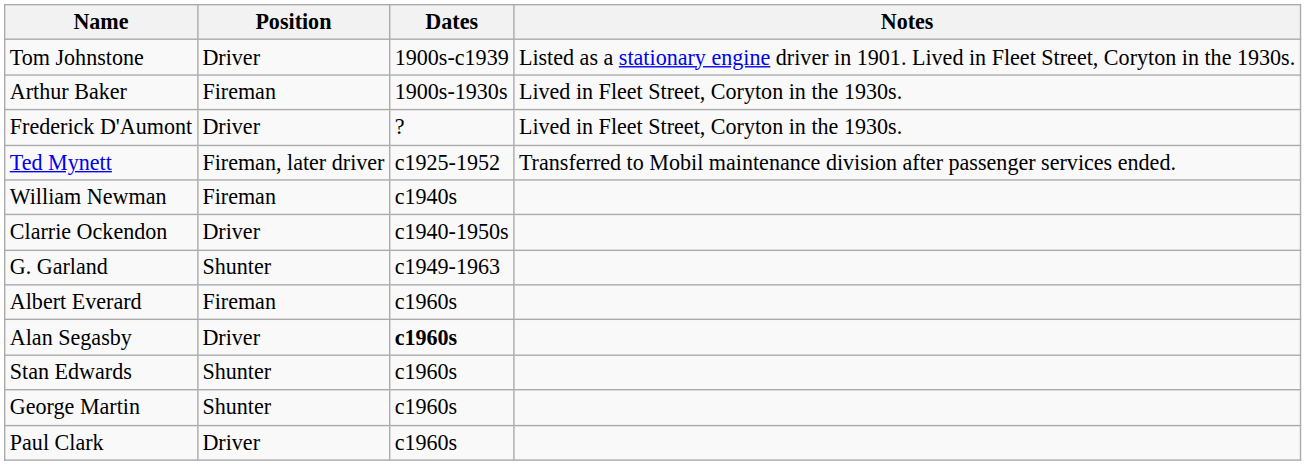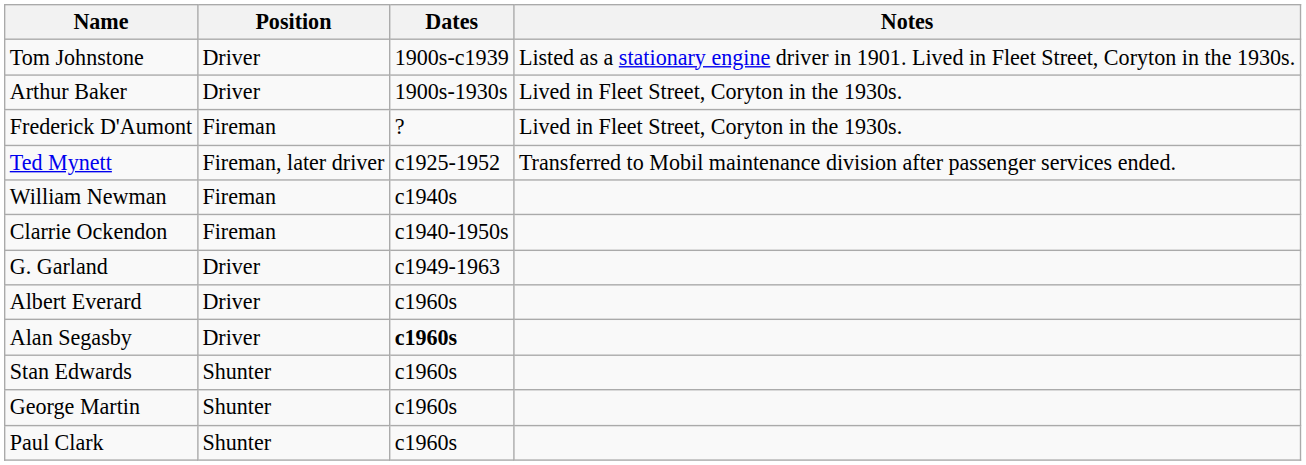(239, 92) Fireman -> (231, 92) Driver
(231, 127) Driver -> (239, 127) Fireman
(231, 232) Driver -> (239, 232) Fireman
(237, 267) Shunter -> (231, 267) Driver
(239, 302) Fireman -> (231, 302) Driver
(231, 442) Driver -> (237, 442) Shunter
